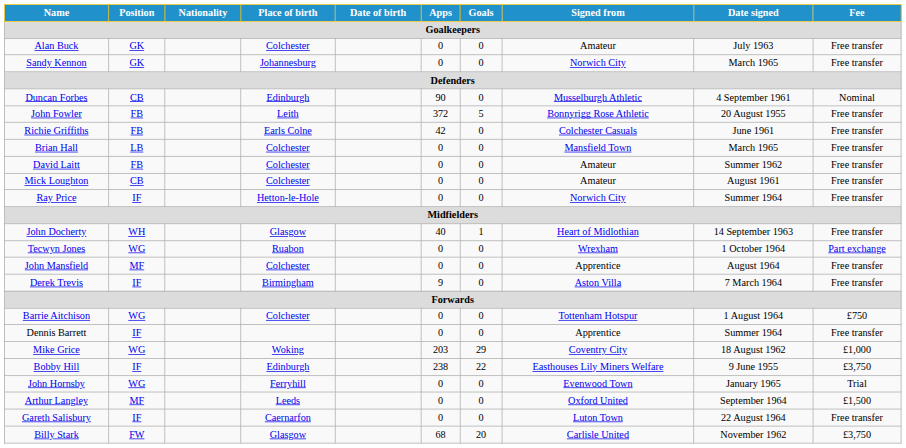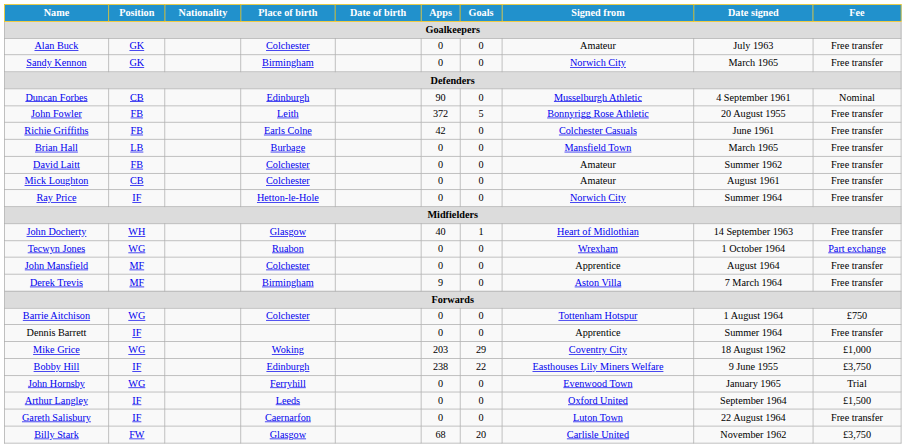(288, 63) Johannesburg -> (288, 63) Birmingham
(288, 148) Colchester -> (288, 148) Burbage
(137, 283) IF -> (137, 283) MF
(137, 401) MF -> (137, 401) IF
